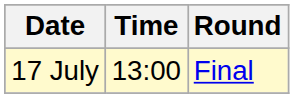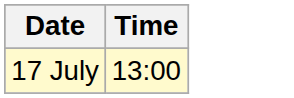- column: (238, 26)
